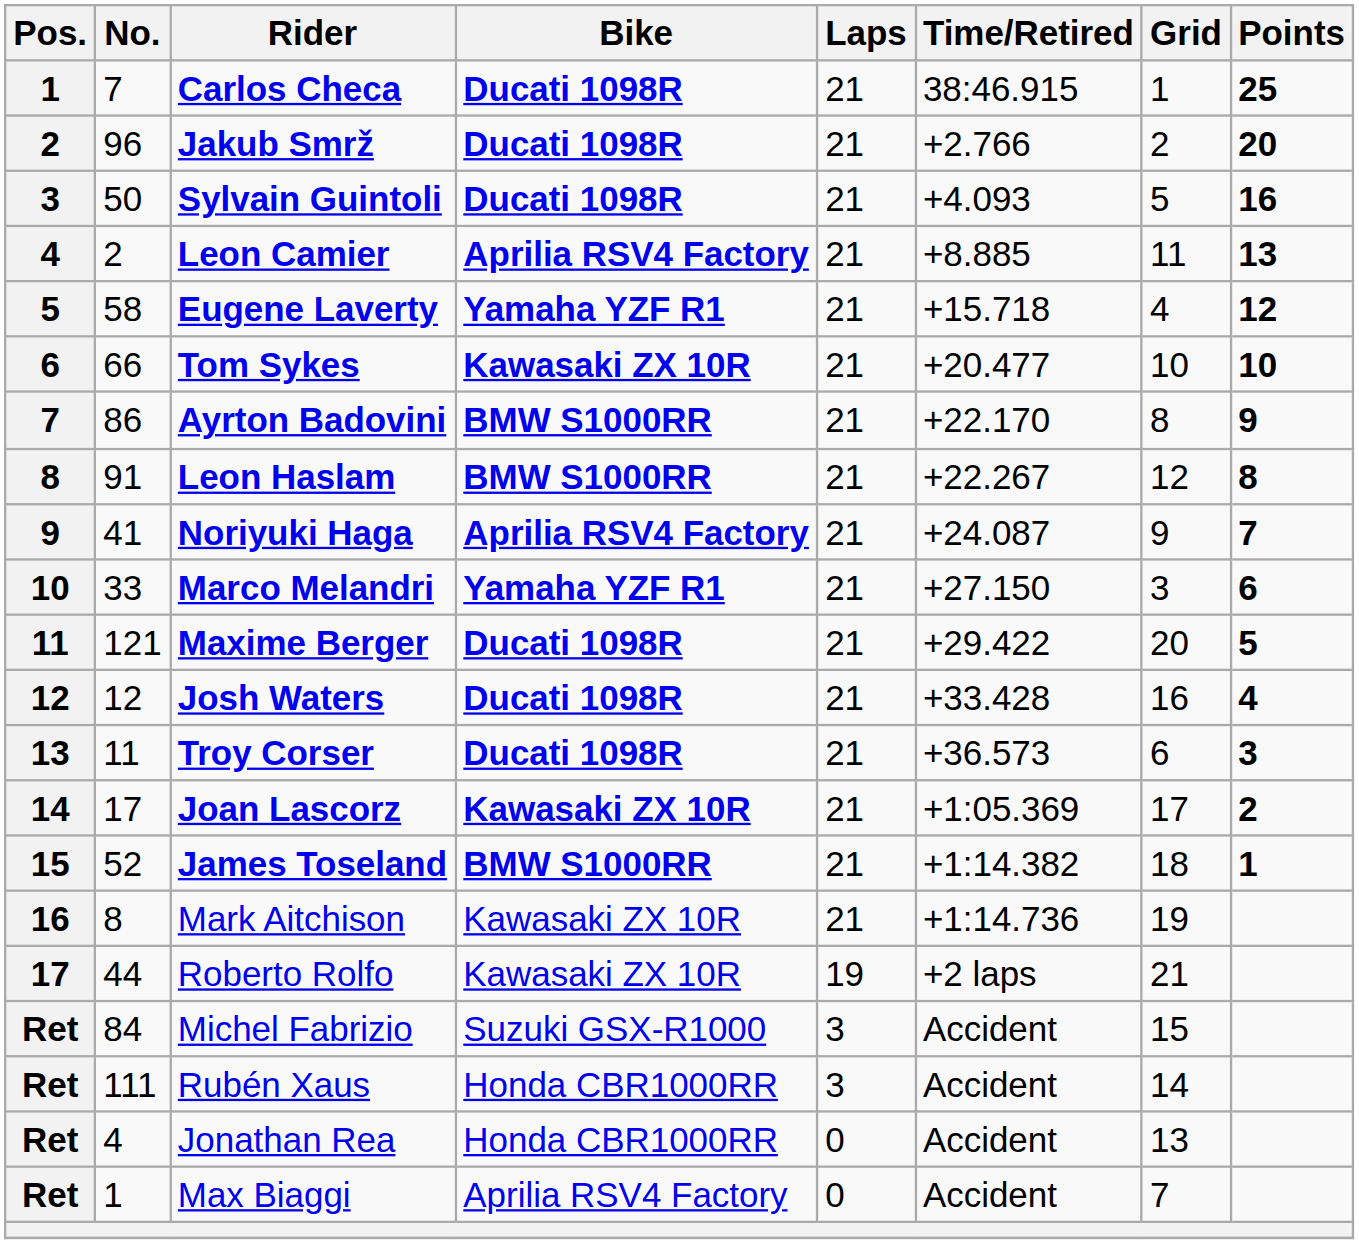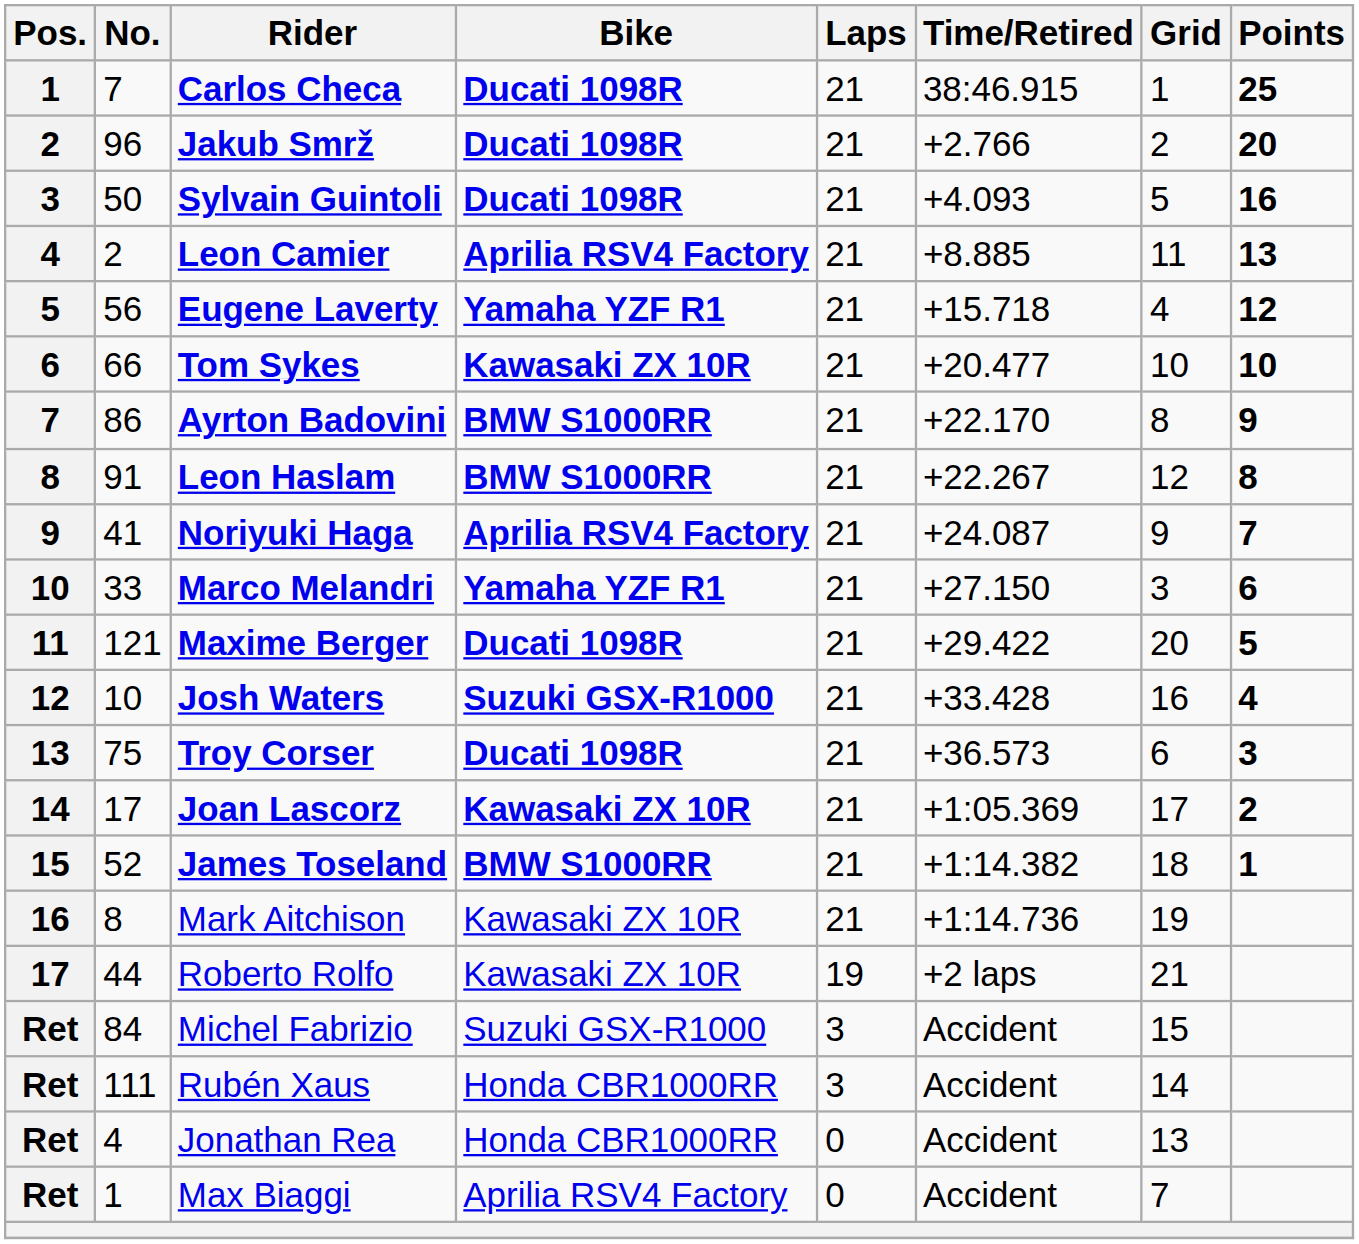(123, 310) 58 -> (123, 310) 56
(123, 697) 12 -> (123, 697) 10
(573, 697) Ducati 1098R -> (619, 697) Suzuki GSX-R1000
(121, 752) 11 -> (123, 752) 75
